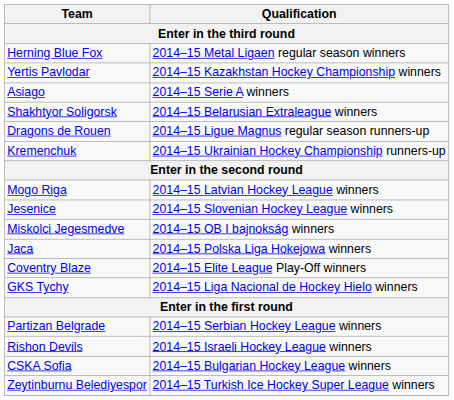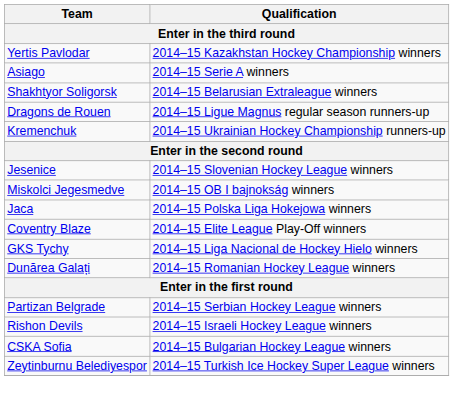- row: (55, 53)
- row: (37, 190)
+ row: (49, 268)
